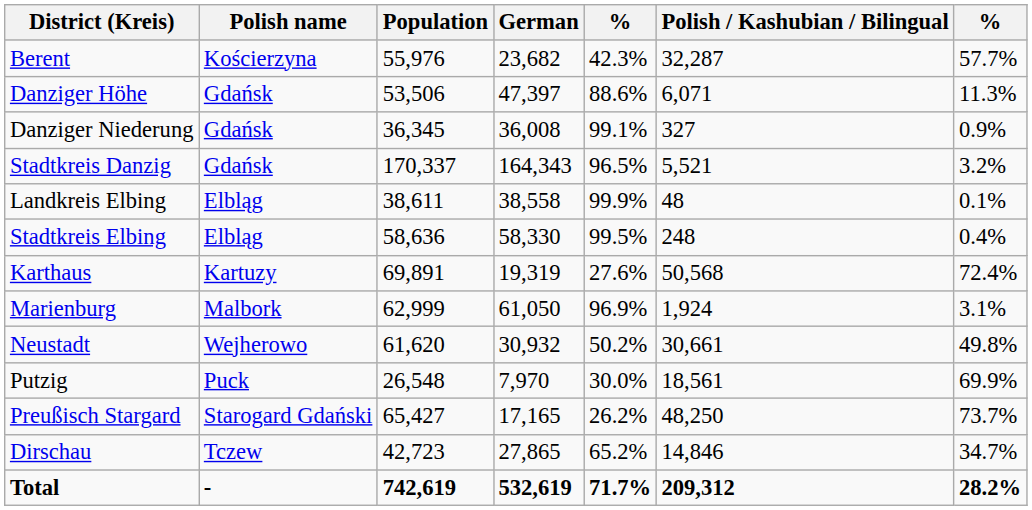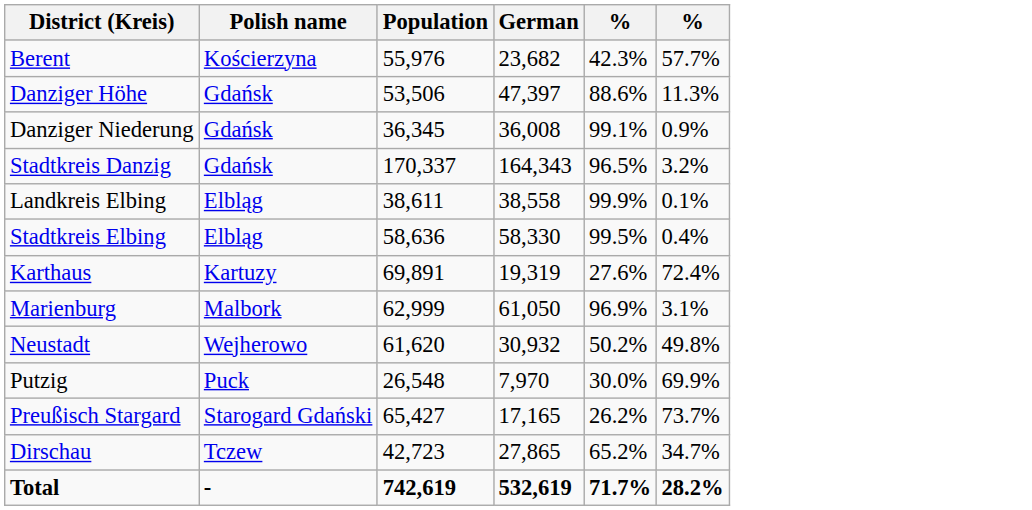- column: (805, 22)
